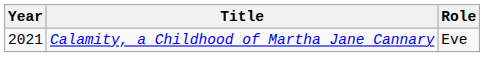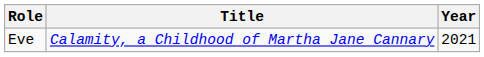columns swapped: (26, 16) <-> (459, 16)
